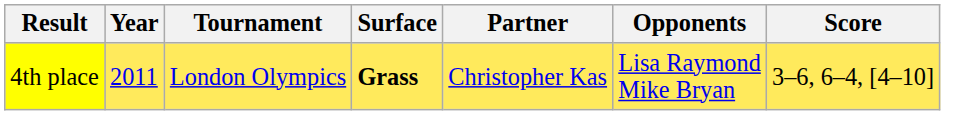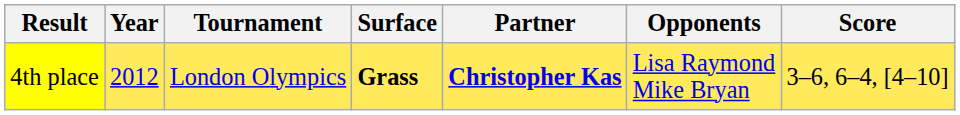(134, 76) 2011 -> (134, 76) 2012
(528, 76) normal -> (535, 76) bold
